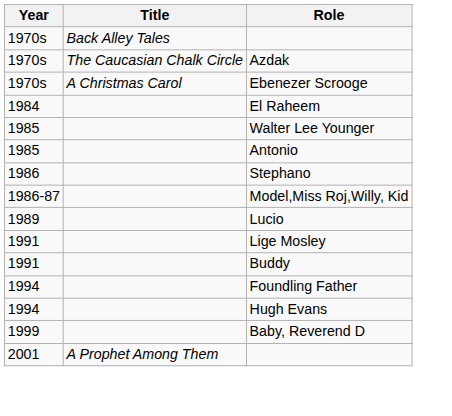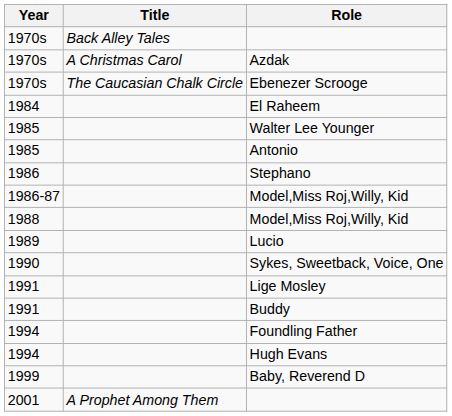(155, 60) The Caucasian Chalk Circle -> (124, 60) A Christmas Carol
(124, 83) A Christmas Carol -> (155, 83) The Caucasian Chalk Circle
+ row: (24, 219)
+ row: (24, 264)
